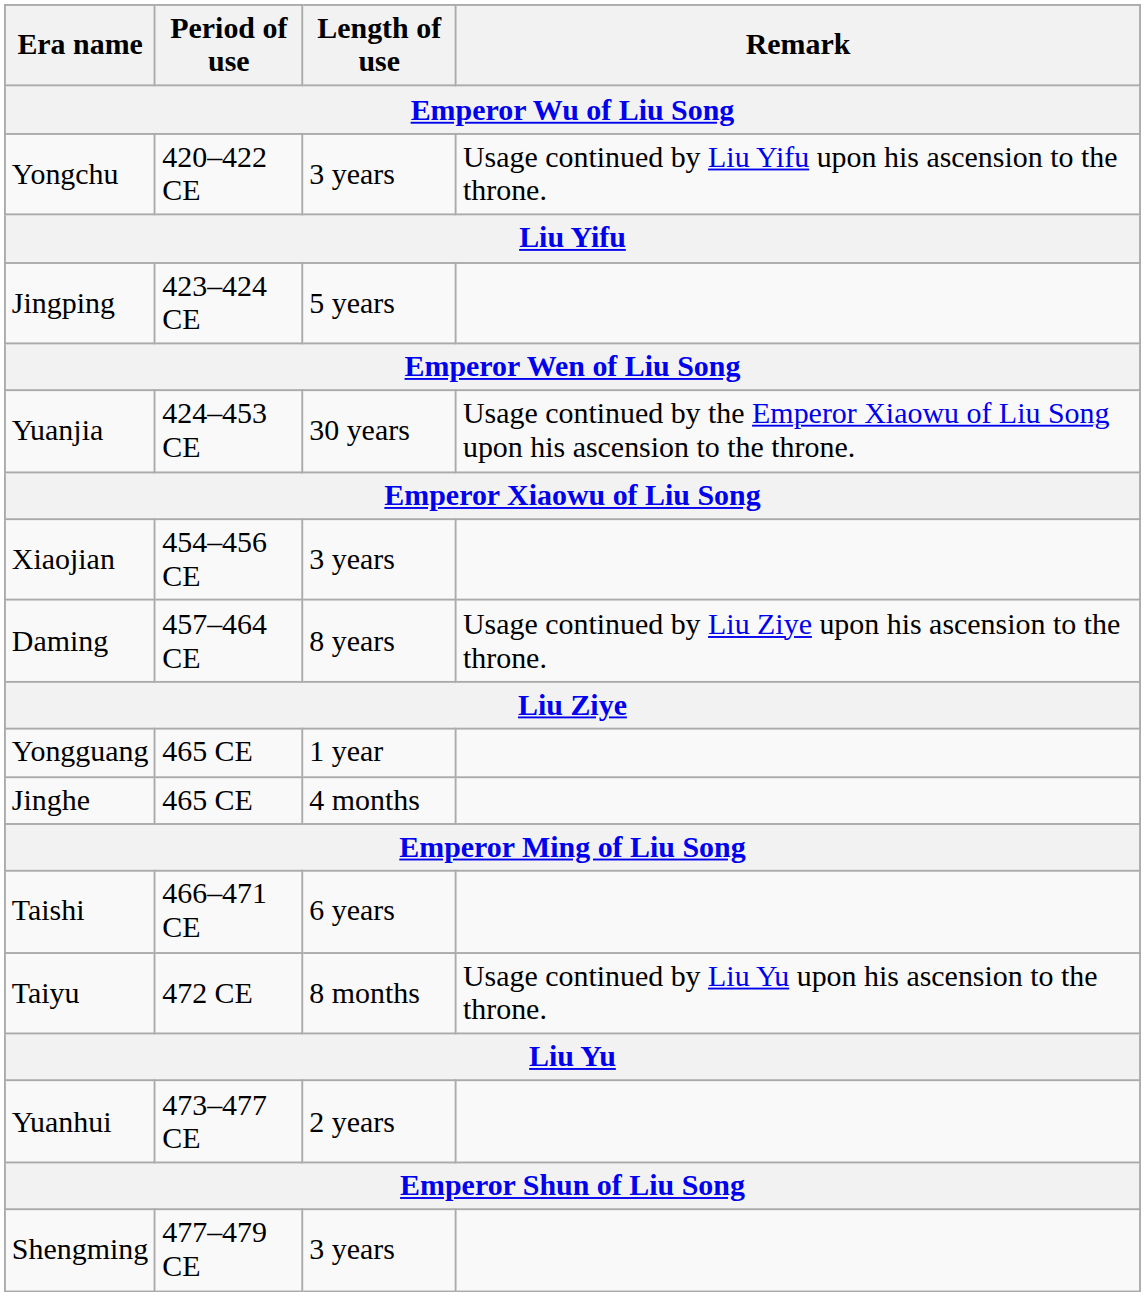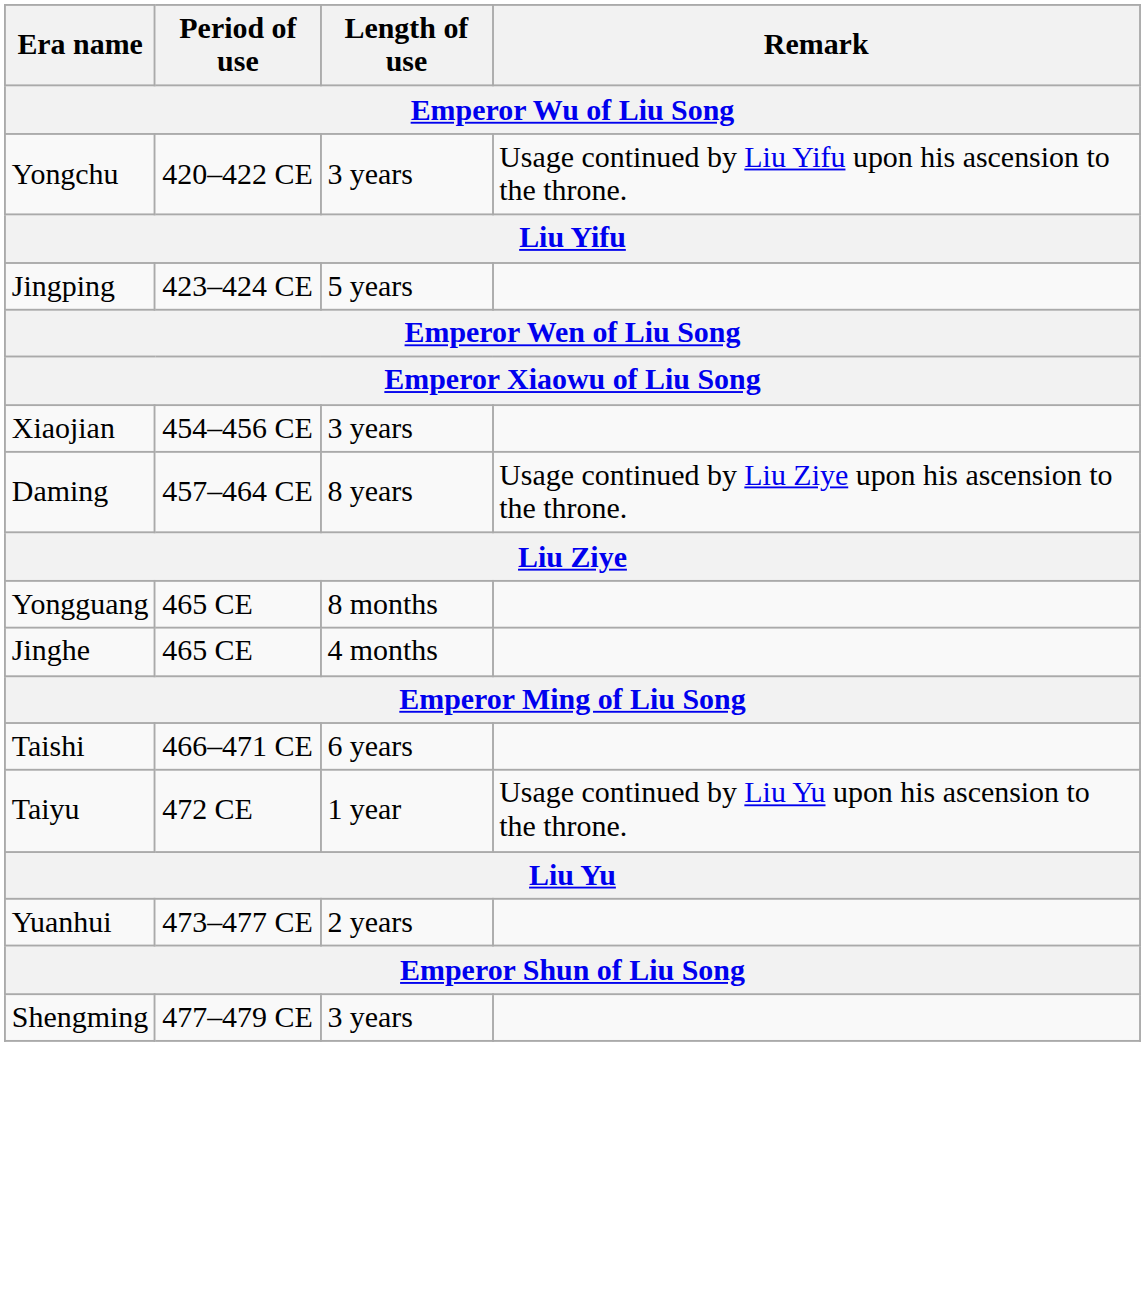- row: (58, 430)
(346, 752) 1 year -> (383, 603) 8 months
(365, 992) 8 months -> (364, 810) 1 year
